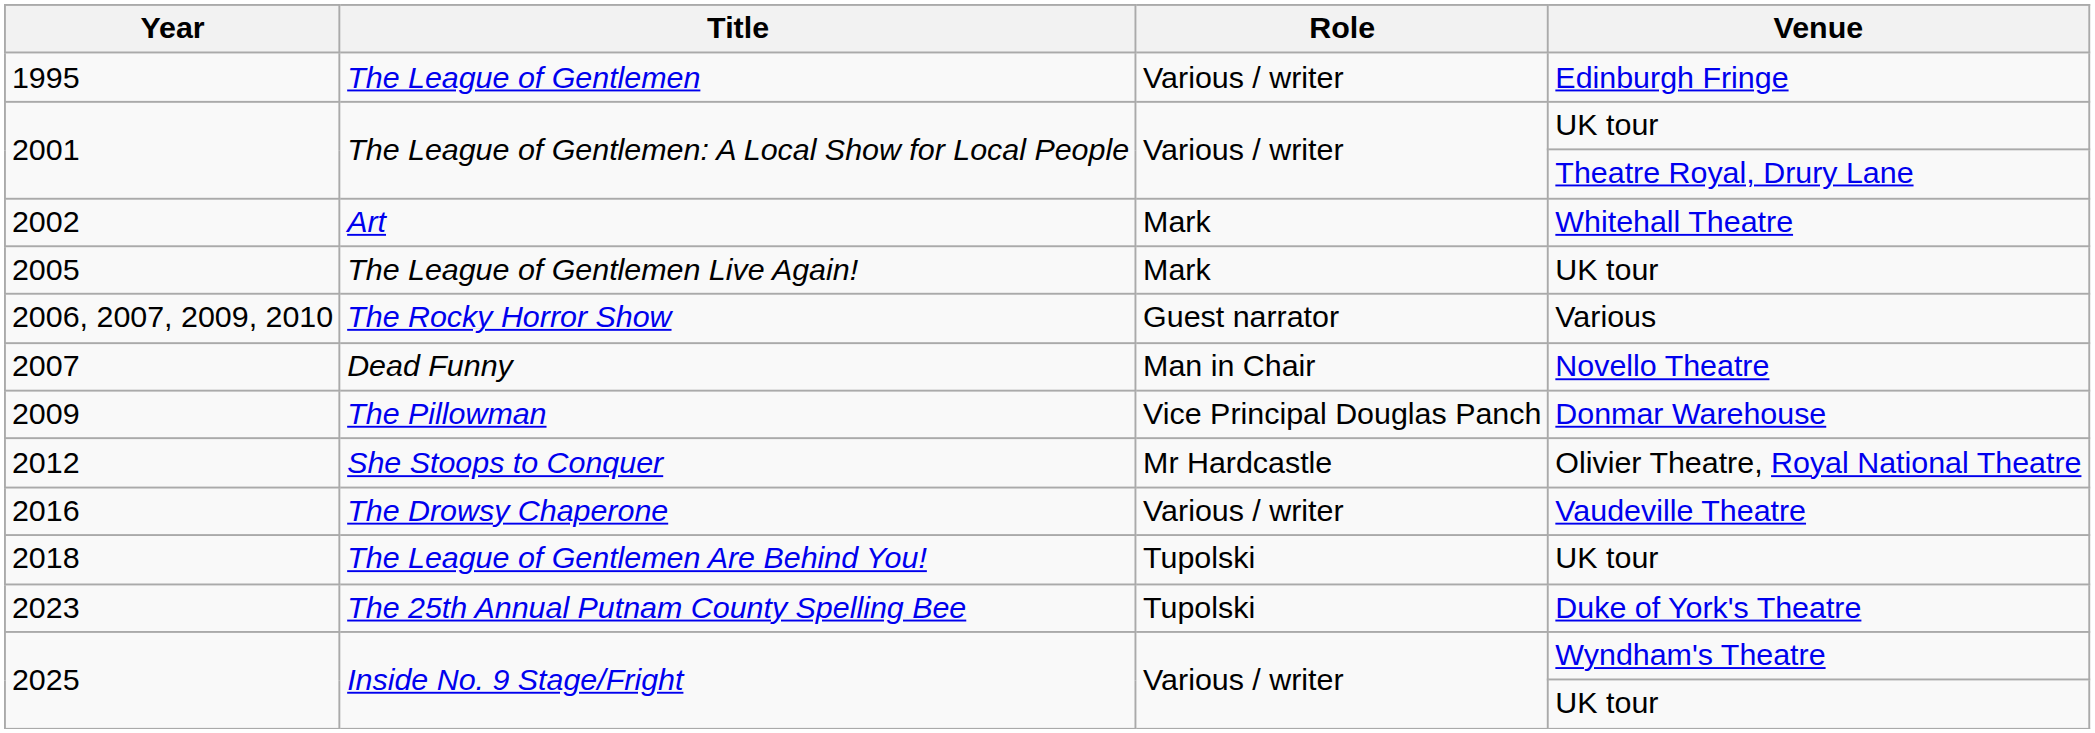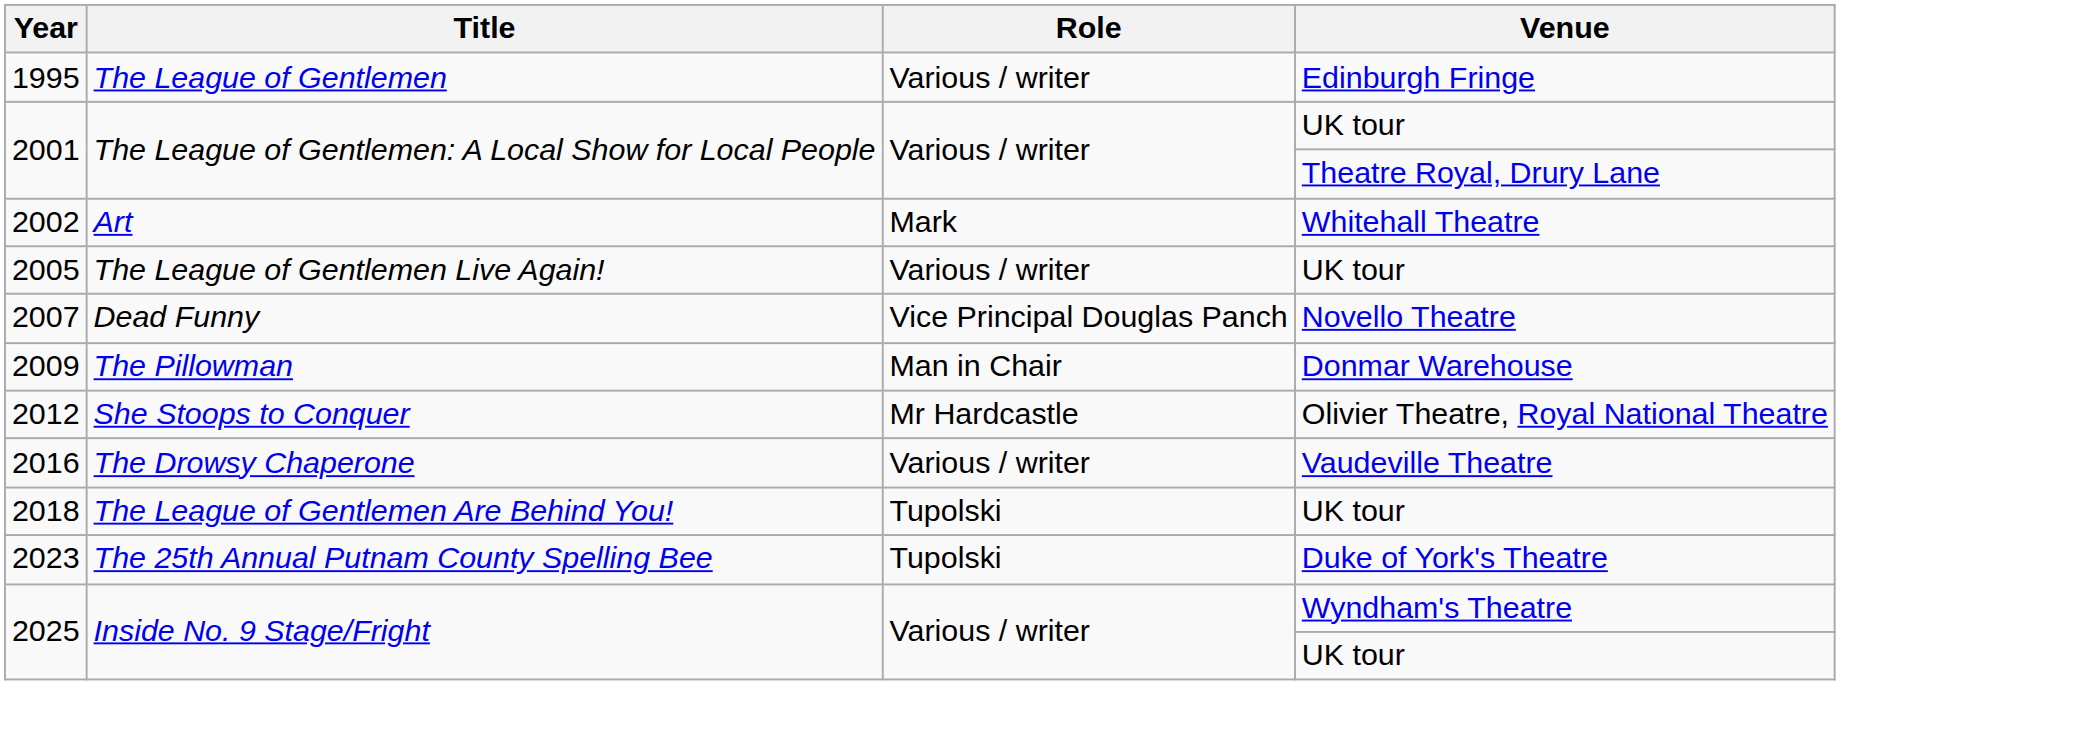(1177, 269) Mark -> (990, 269) Various / writer
- row: (173, 317)
(1229, 366) Man in Chair -> (1089, 317) Vice Principal Douglas Panch
(1342, 414) Vice Principal Douglas Panch -> (976, 366) Man in Chair
